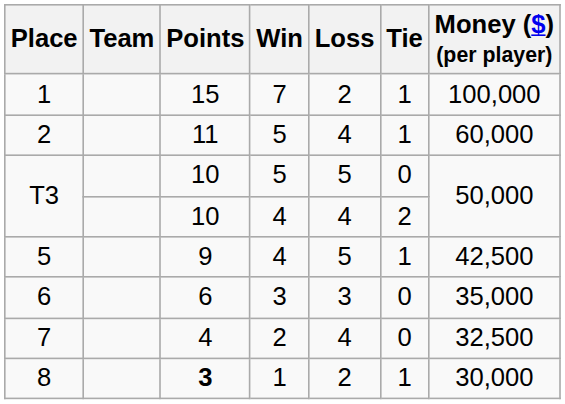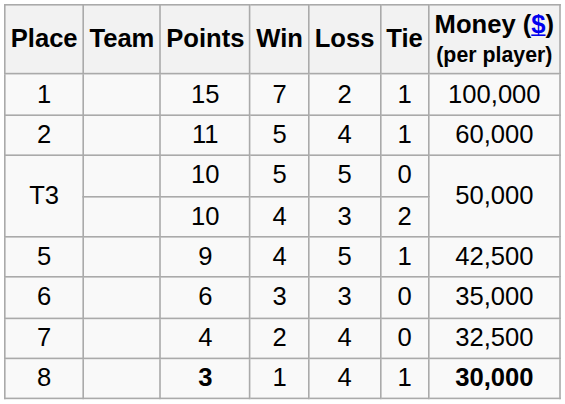(345, 216) 4 -> (345, 216) 3
(345, 378) 2 -> (345, 378) 4
(494, 378) normal -> (494, 378) bold
